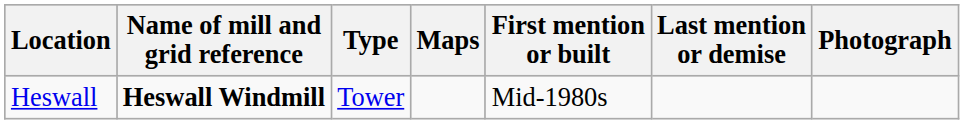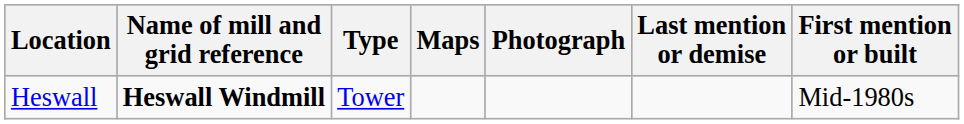columns swapped: (568, 40) <-> (885, 40)
